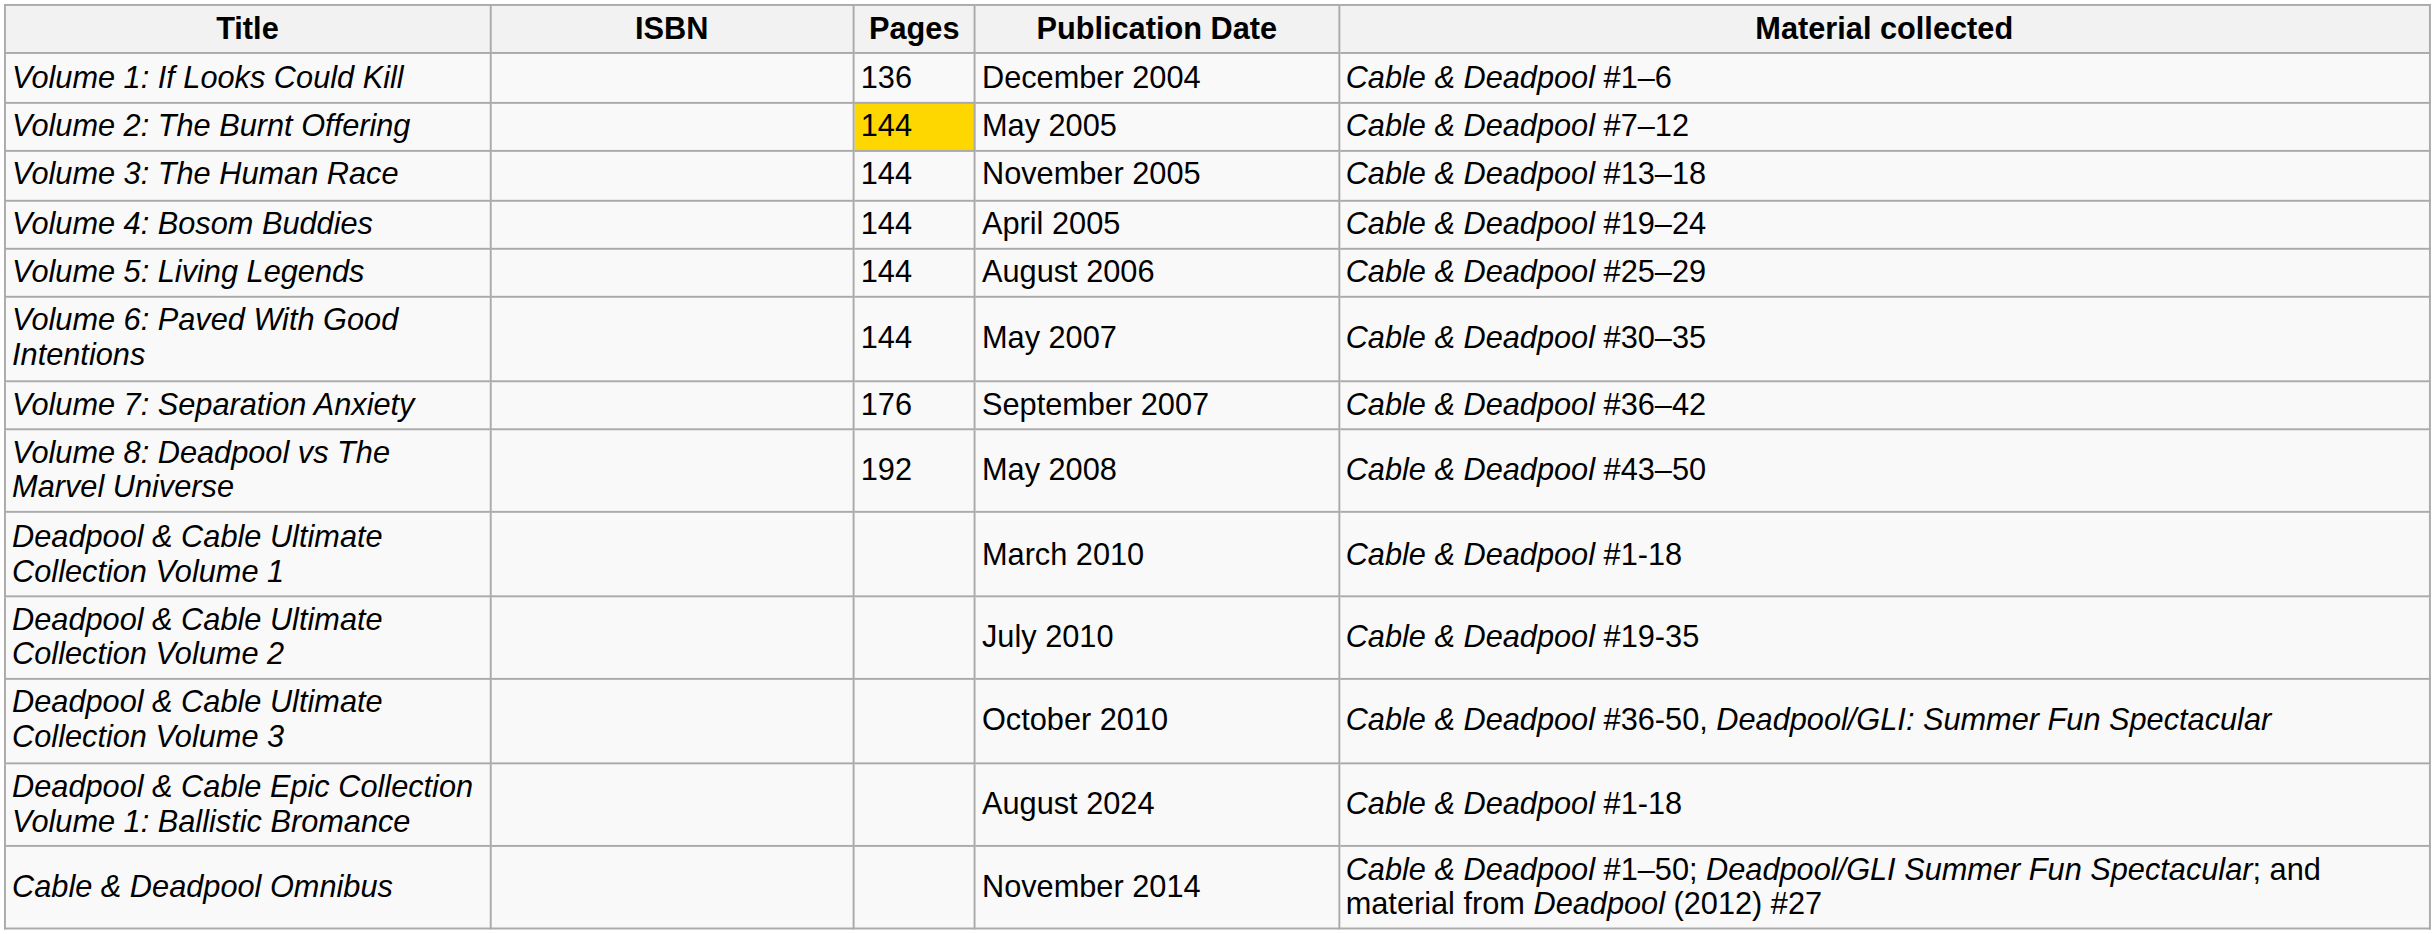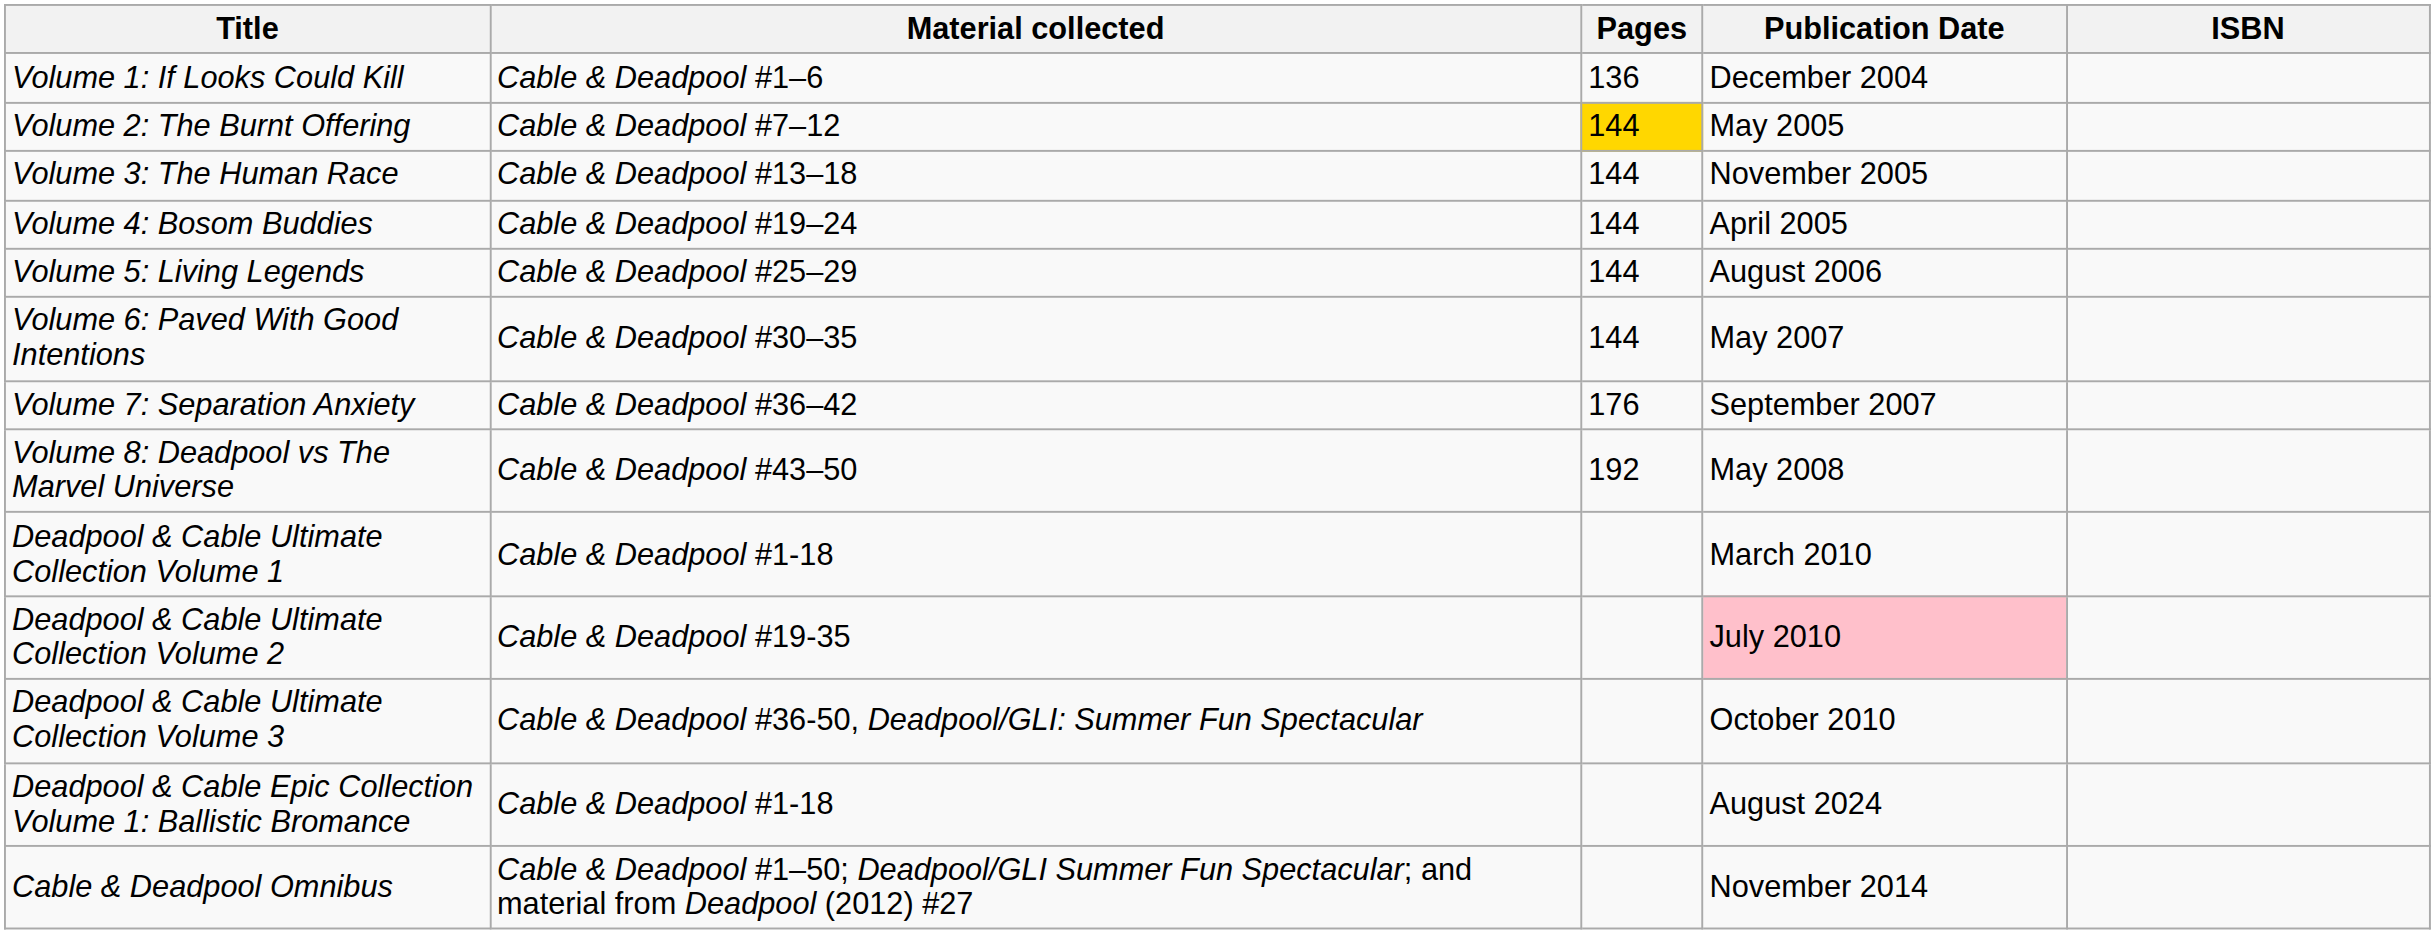columns swapped: (1884, 28) <-> (672, 28)
(1048, 637) no background -> (1775, 637) pink background
